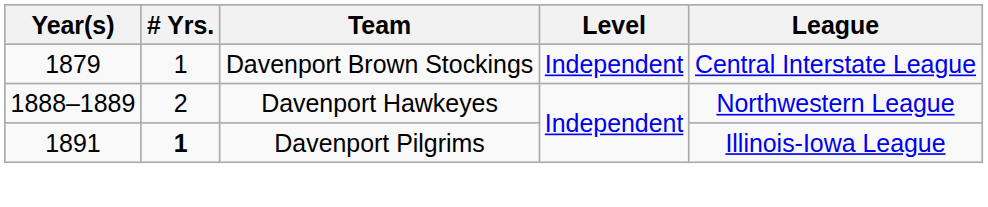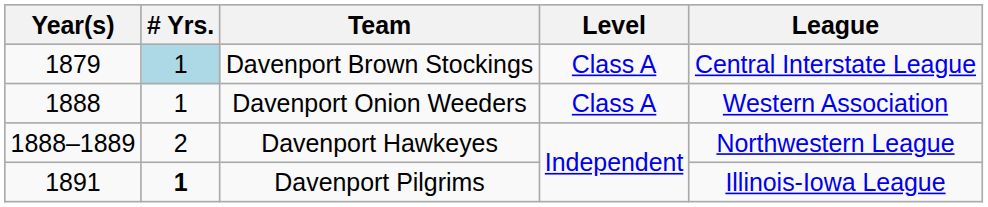(181, 64) no background -> (181, 64) lightblue background
(614, 64) Independent -> (614, 64) Class A
+ row: (380, 104)
